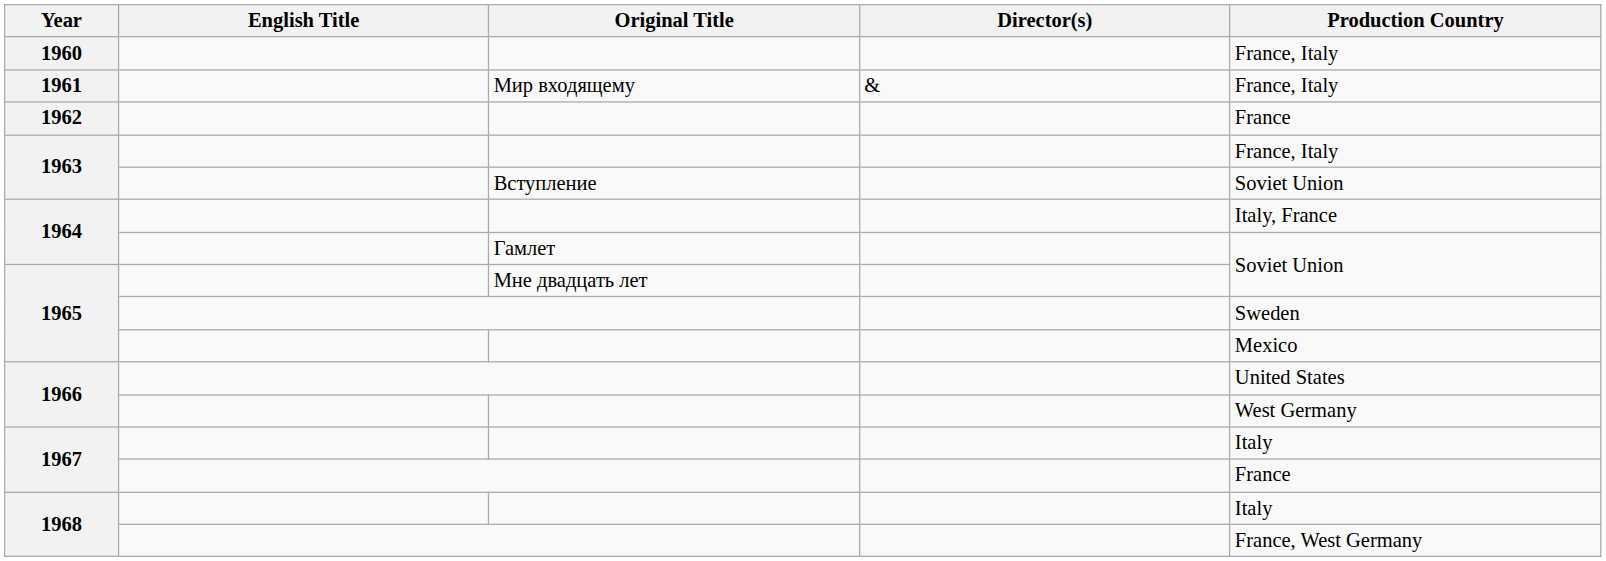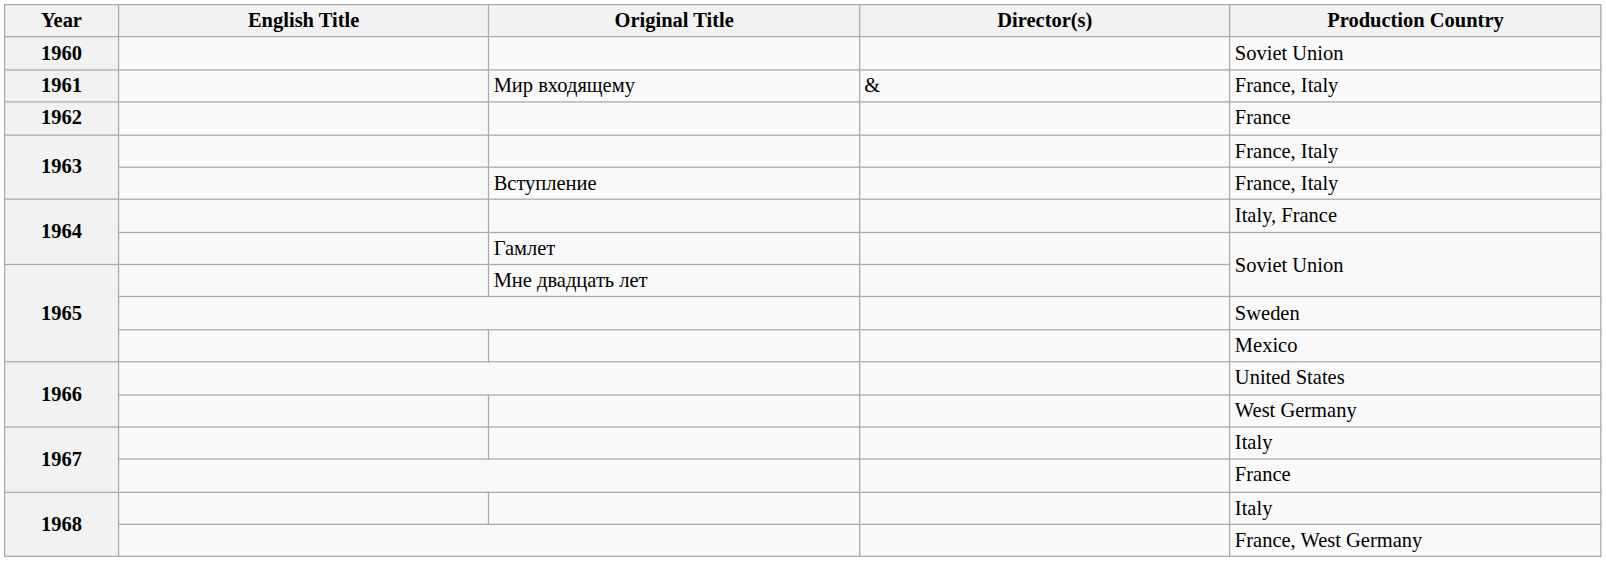(1287, 53) France, Italy -> (1289, 53) Soviet Union
(1289, 183) Soviet Union -> (1287, 183) France, Italy
